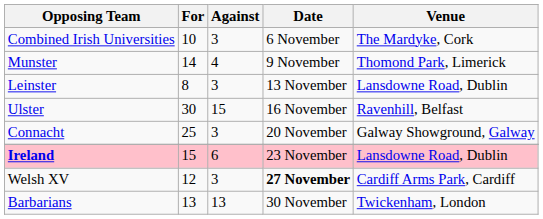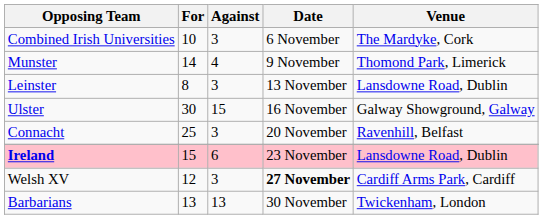(410, 109) Ravenhill, Belfast -> (446, 109) Galway Showground, Galway
(446, 132) Galway Showground, Galway -> (410, 132) Ravenhill, Belfast
